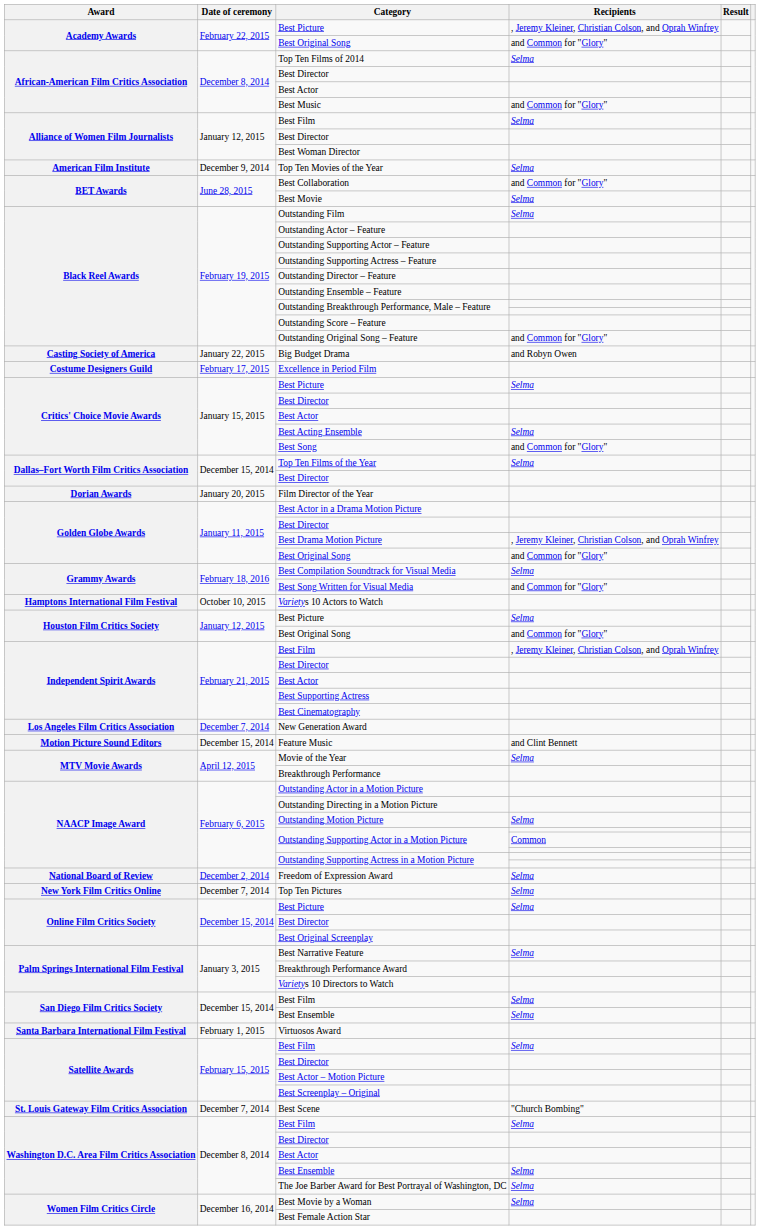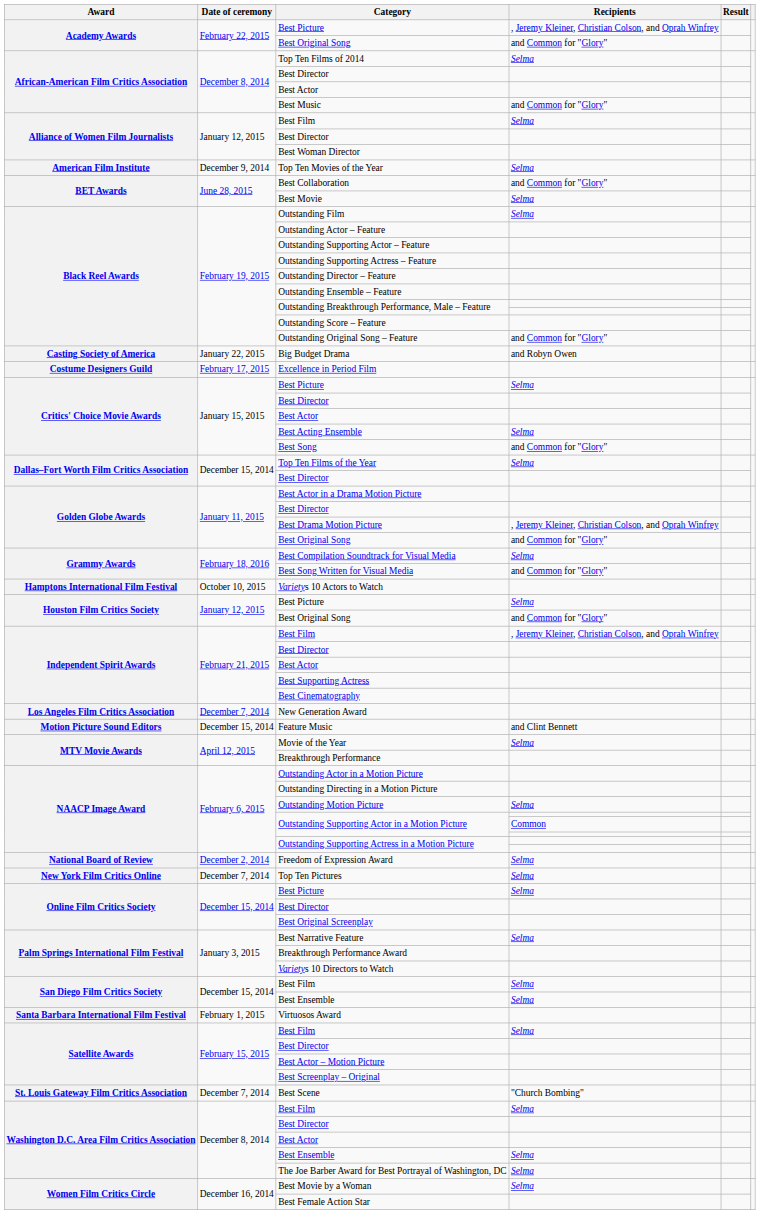- row: (101, 494)
